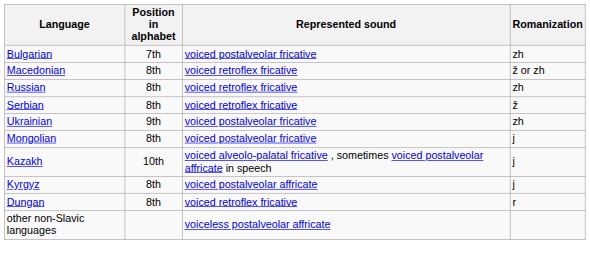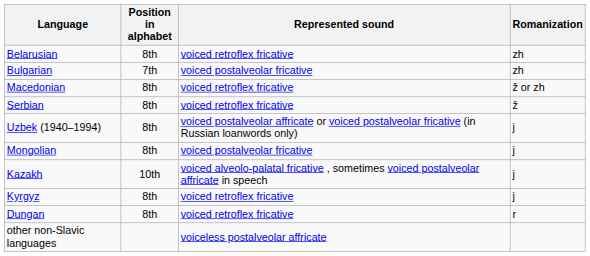+ row: (32, 54)
- row: (26, 88)
- row: (29, 122)
+ row: (54, 128)
(251, 185) voiced postalveolar affricate -> (237, 197) voiced retroflex fricative
